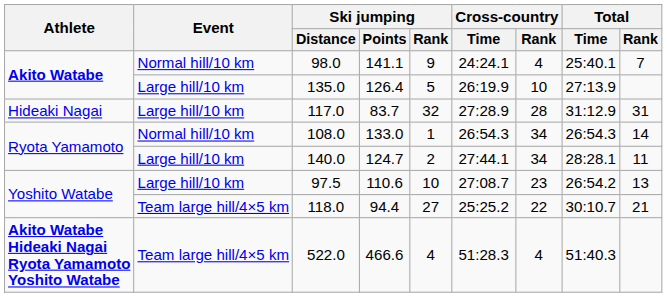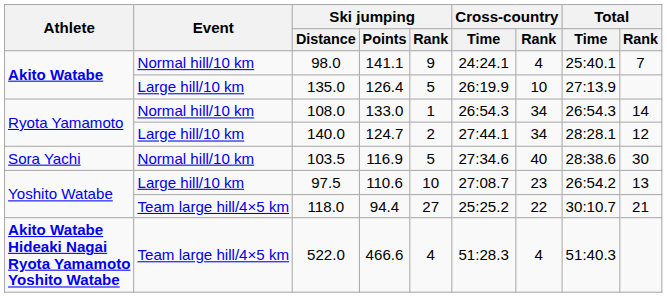- row: (326, 111)
(640, 159) 11 -> (640, 135) 12
+ row: (326, 159)
